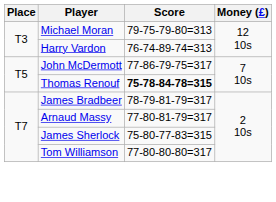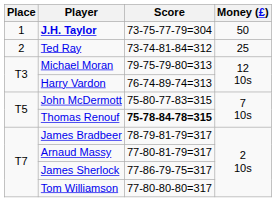+ row: (69, 30)
+ row: (61, 48)
(169, 65) 77-86-79-75=317 -> (169, 100) 75-80-77-83=315
(169, 135) 75-80-77-83=315 -> (169, 170) 77-86-79-75=317
